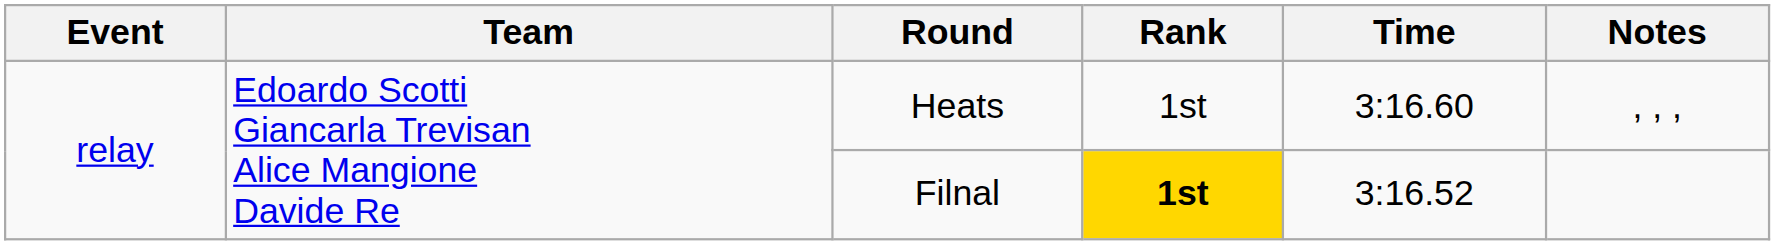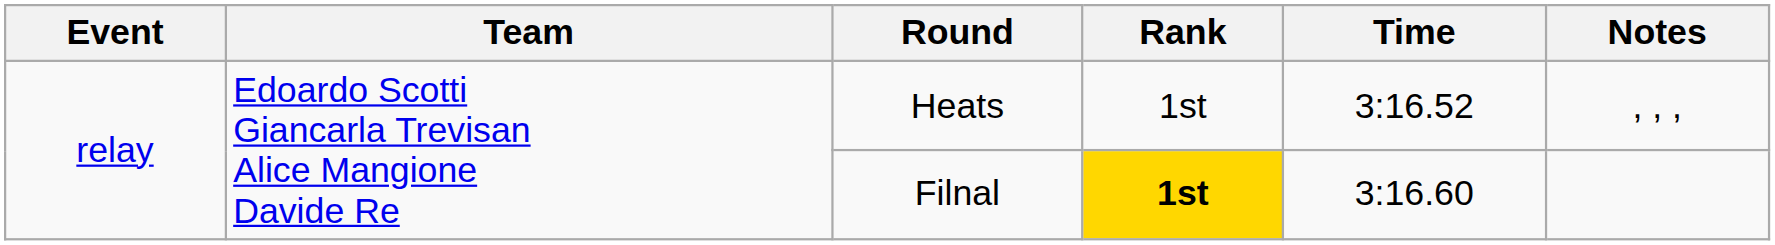(1414, 105) 3:16.60 -> (1414, 105) 3:16.52
(1414, 193) 3:16.52 -> (1414, 193) 3:16.60
